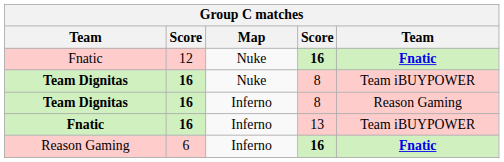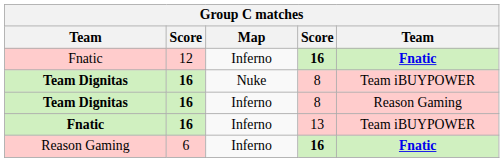(252, 59) Nuke -> (252, 59) Inferno
